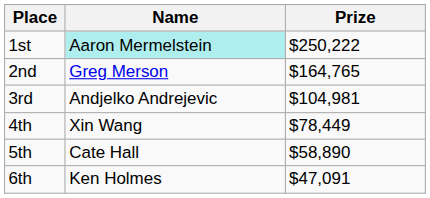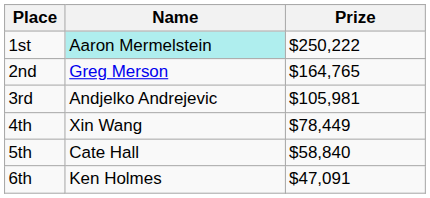(324, 98) $104,981 -> (324, 98) $105,981
(320, 152) $58,890 -> (320, 152) $58,840
